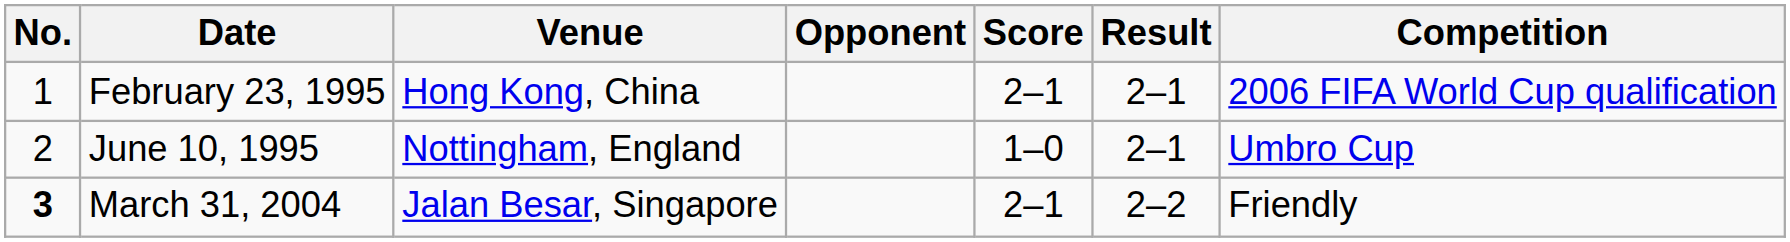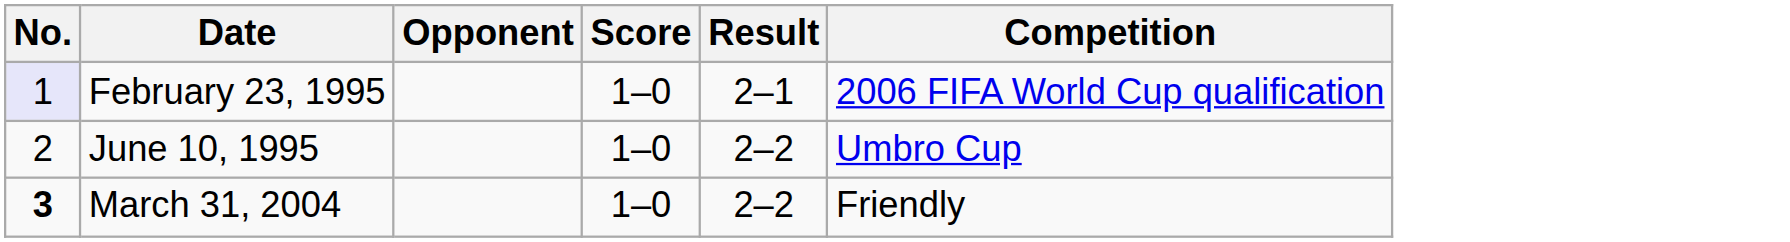- column: (590, 33)
(43, 90) no background -> (43, 90) lavender background
(1033, 90) 2–1 -> (641, 90) 1–0
(1156, 148) 2–1 -> (764, 148) 2–2
(1033, 206) 2–1 -> (641, 206) 1–0
